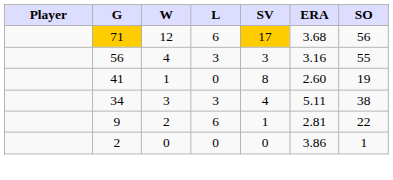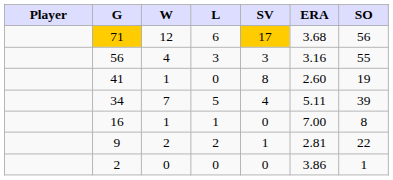(166, 100) 3 -> (166, 100) 7
(216, 100) 3 -> (216, 100) 5
(364, 100) 38 -> (364, 100) 39
+ row: (117, 121)
(216, 121) 6 -> (216, 143) 2
